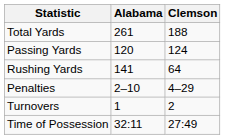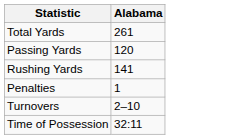- column: (193, 13)
(127, 87) 2–10 -> (117, 87) 1
(117, 106) 1 -> (127, 106) 2–10
